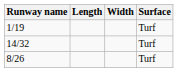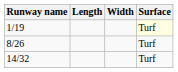(147, 28) no background -> (147, 28) lightyellow background
rows swapped: (15, 59) <-> (18, 43)
